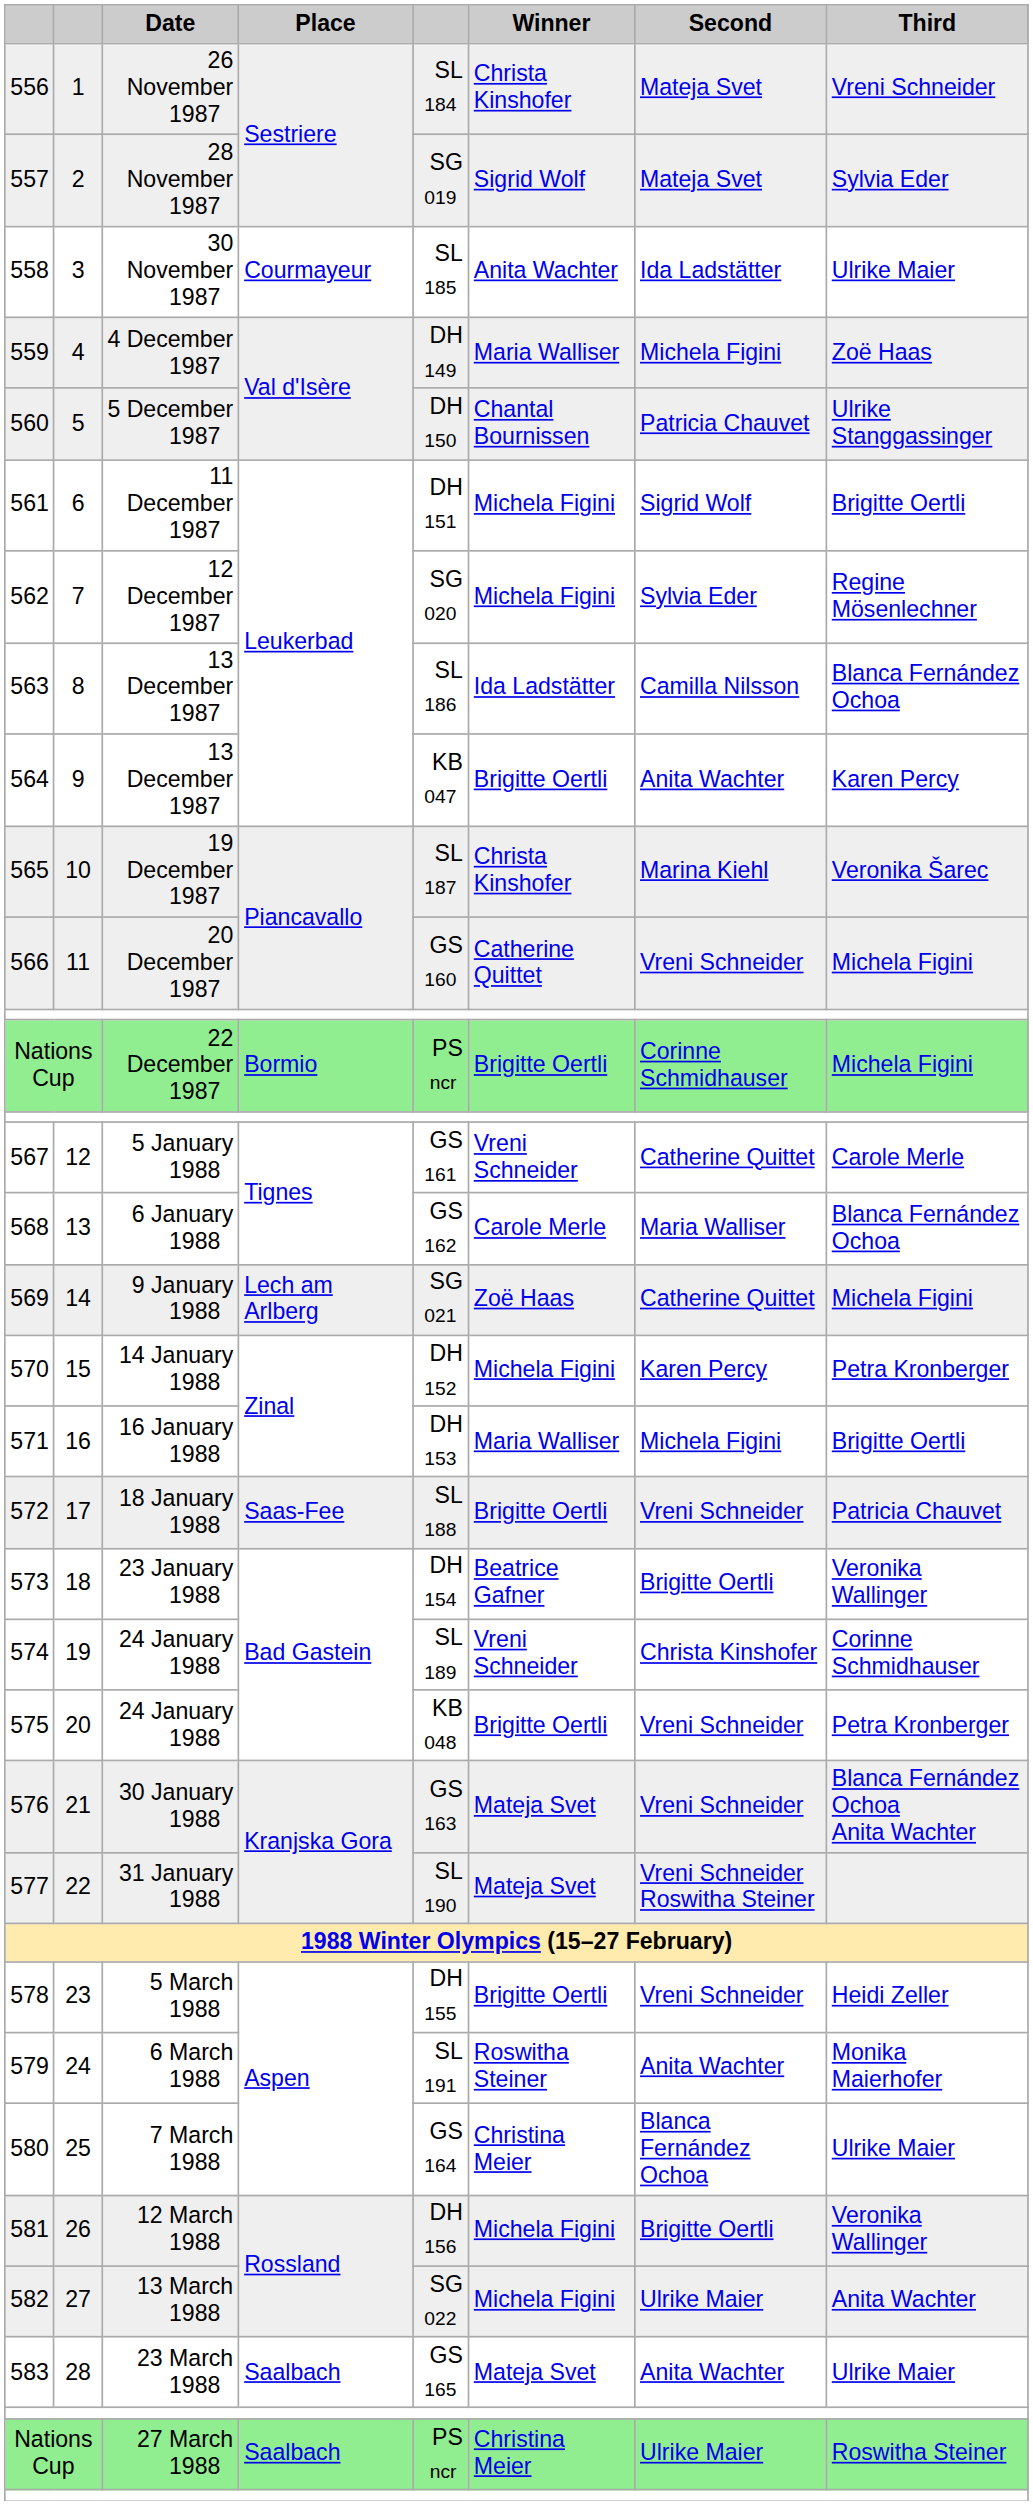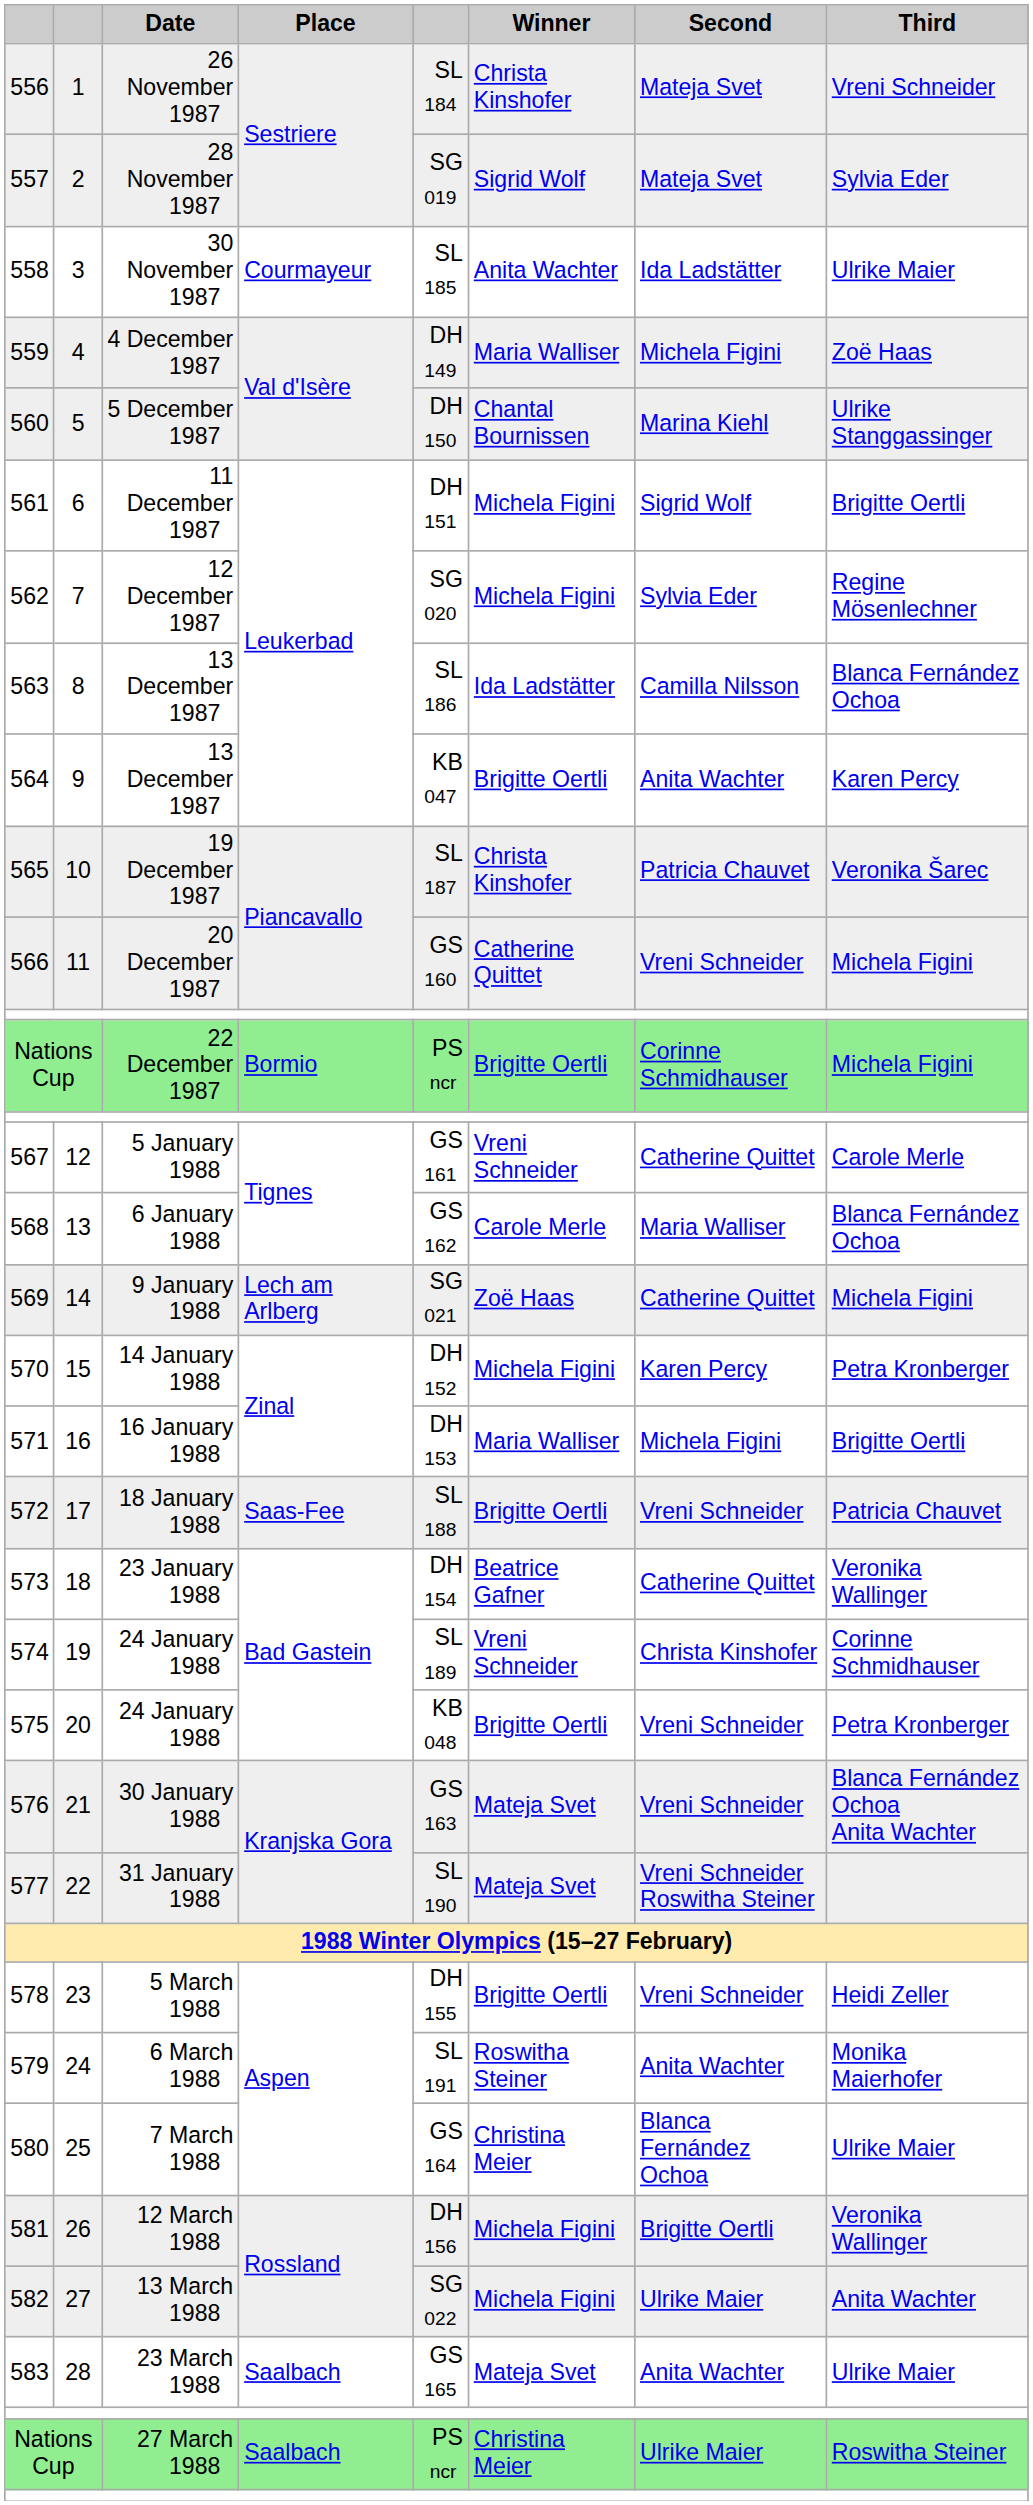(725, 423) Patricia Chauvet -> (704, 423) Marina Kiehl
(704, 870) Marina Kiehl -> (725, 870) Patricia Chauvet
(707, 1582) Brigitte Oertli -> (727, 1582) Catherine Quittet
